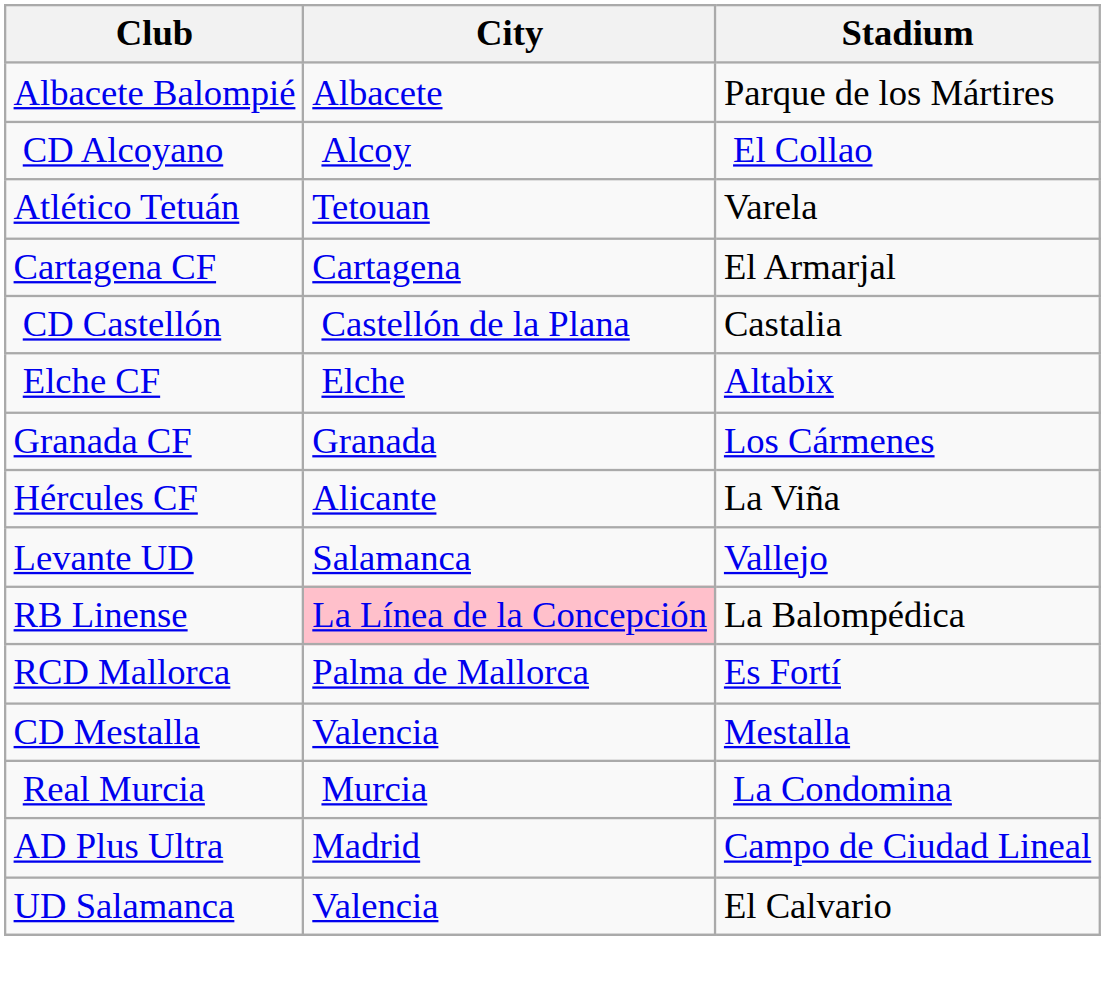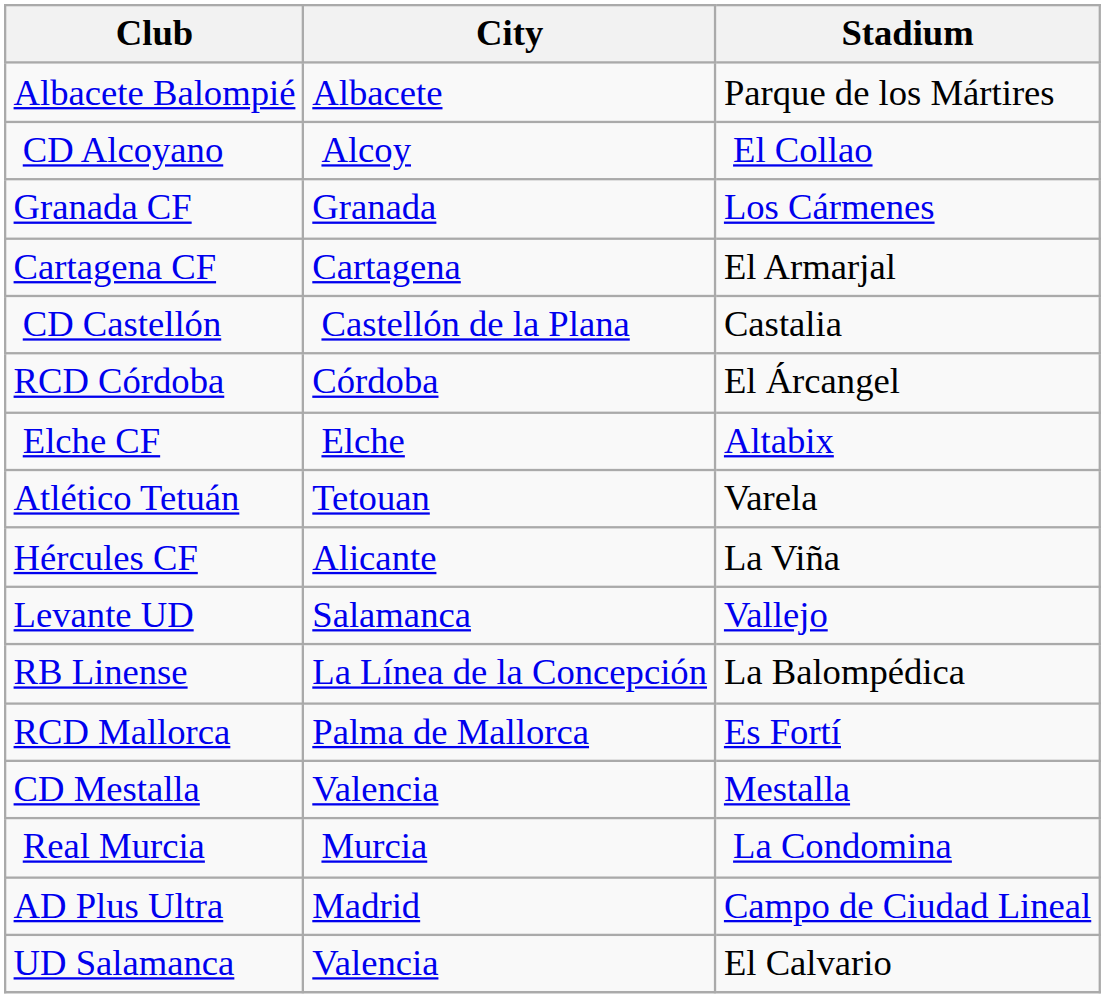rows swapped: (126, 207) <-> (103, 440)
+ row: (119, 382)
(510, 614) pink background -> (510, 672) no background
